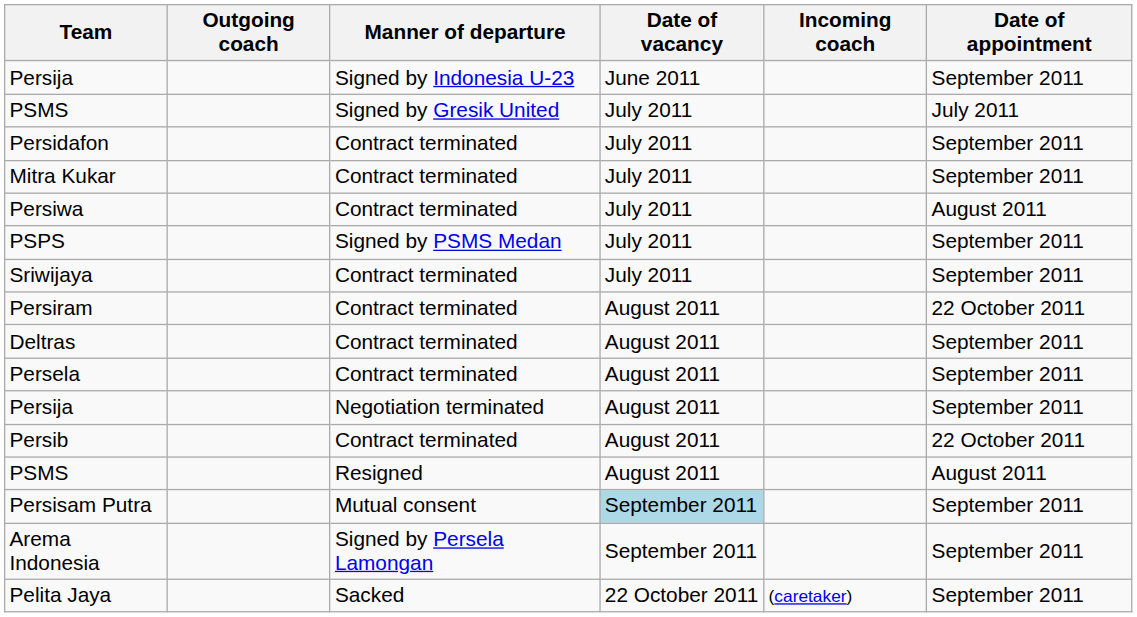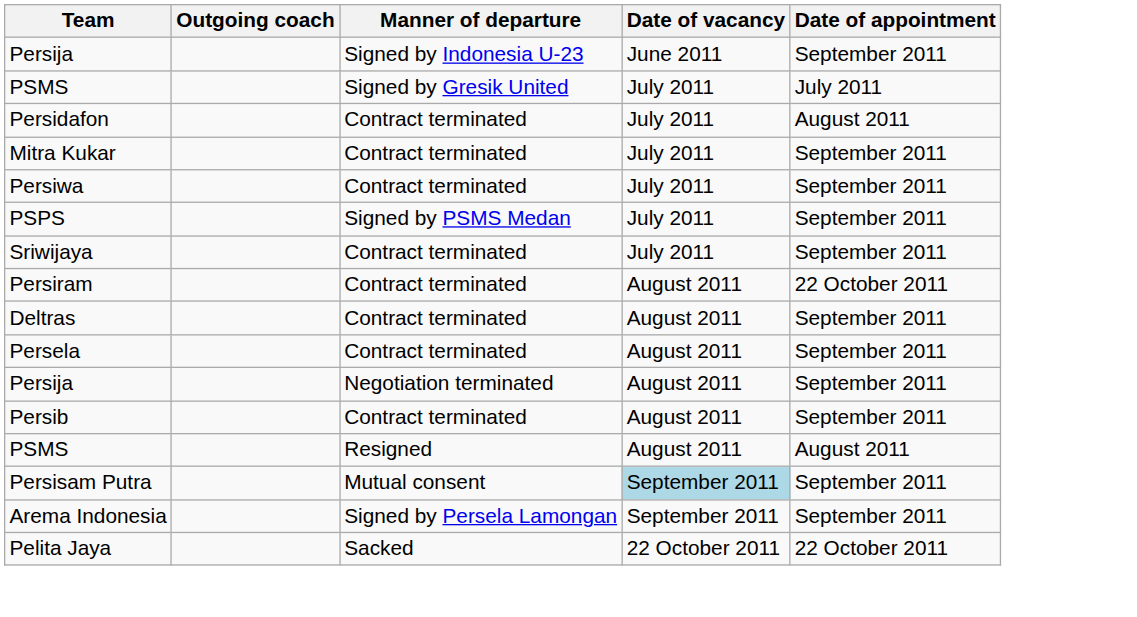- column: (845, 32)
(1008, 143) September 2011 -> (852, 119) August 2011
(989, 209) August 2011 -> (871, 185) September 2011
(1008, 440) 22 October 2011 -> (871, 416) September 2011
(1008, 595) September 2011 -> (871, 548) 22 October 2011
